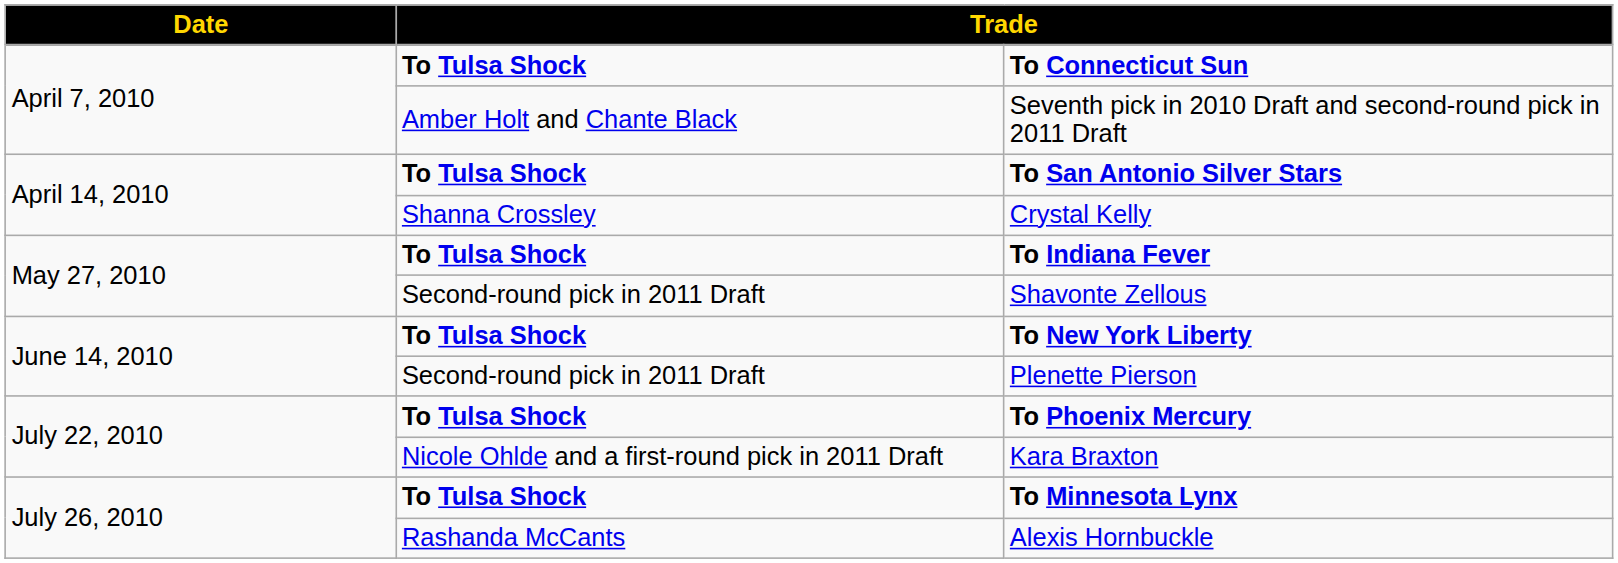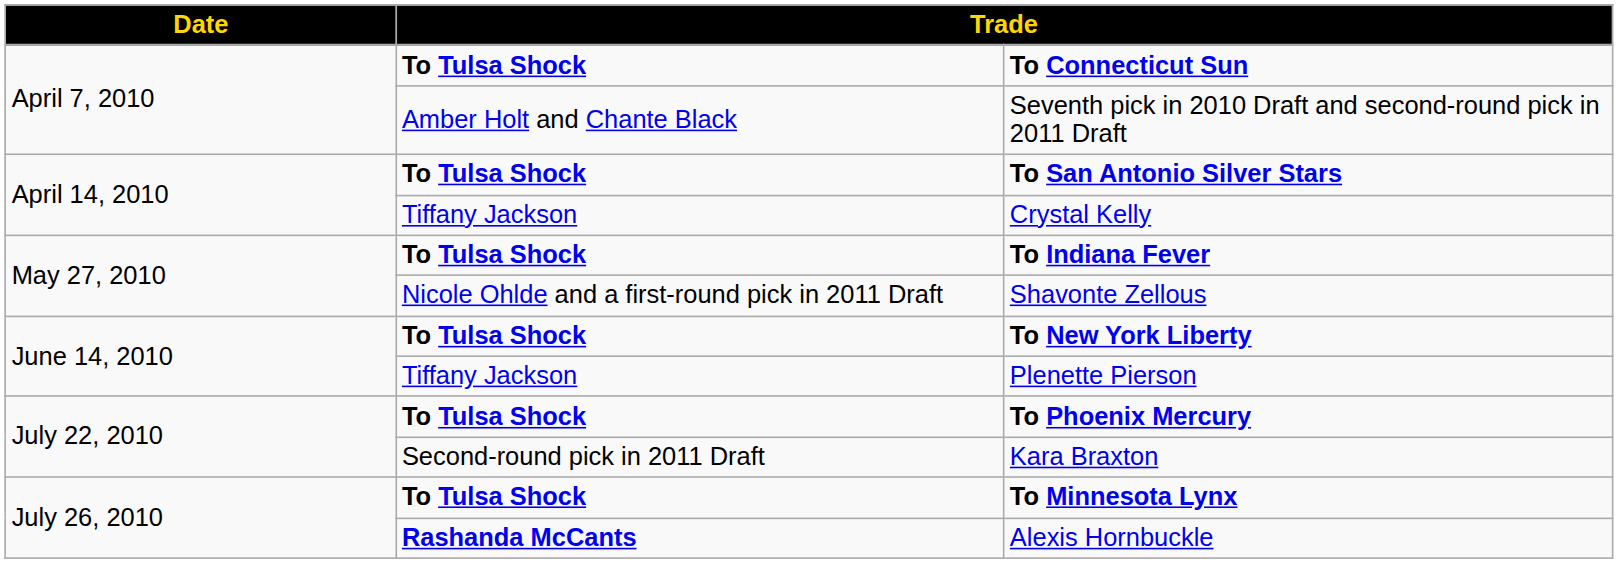(499, 214) Shanna Crossley -> (490, 214) Tiffany Jackson
(583, 295) Second-round pick in 2011 Draft -> (672, 295) Nicole Ohlde and a first-round pick in 2011 Draft
(583, 376) Second-round pick in 2011 Draft -> (490, 376) Tiffany Jackson
(672, 456) Nicole Ohlde and a first-round pick in 2011 Draft -> (583, 456) Second-round pick in 2011 Draft
(514, 537) normal -> (519, 537) bold
